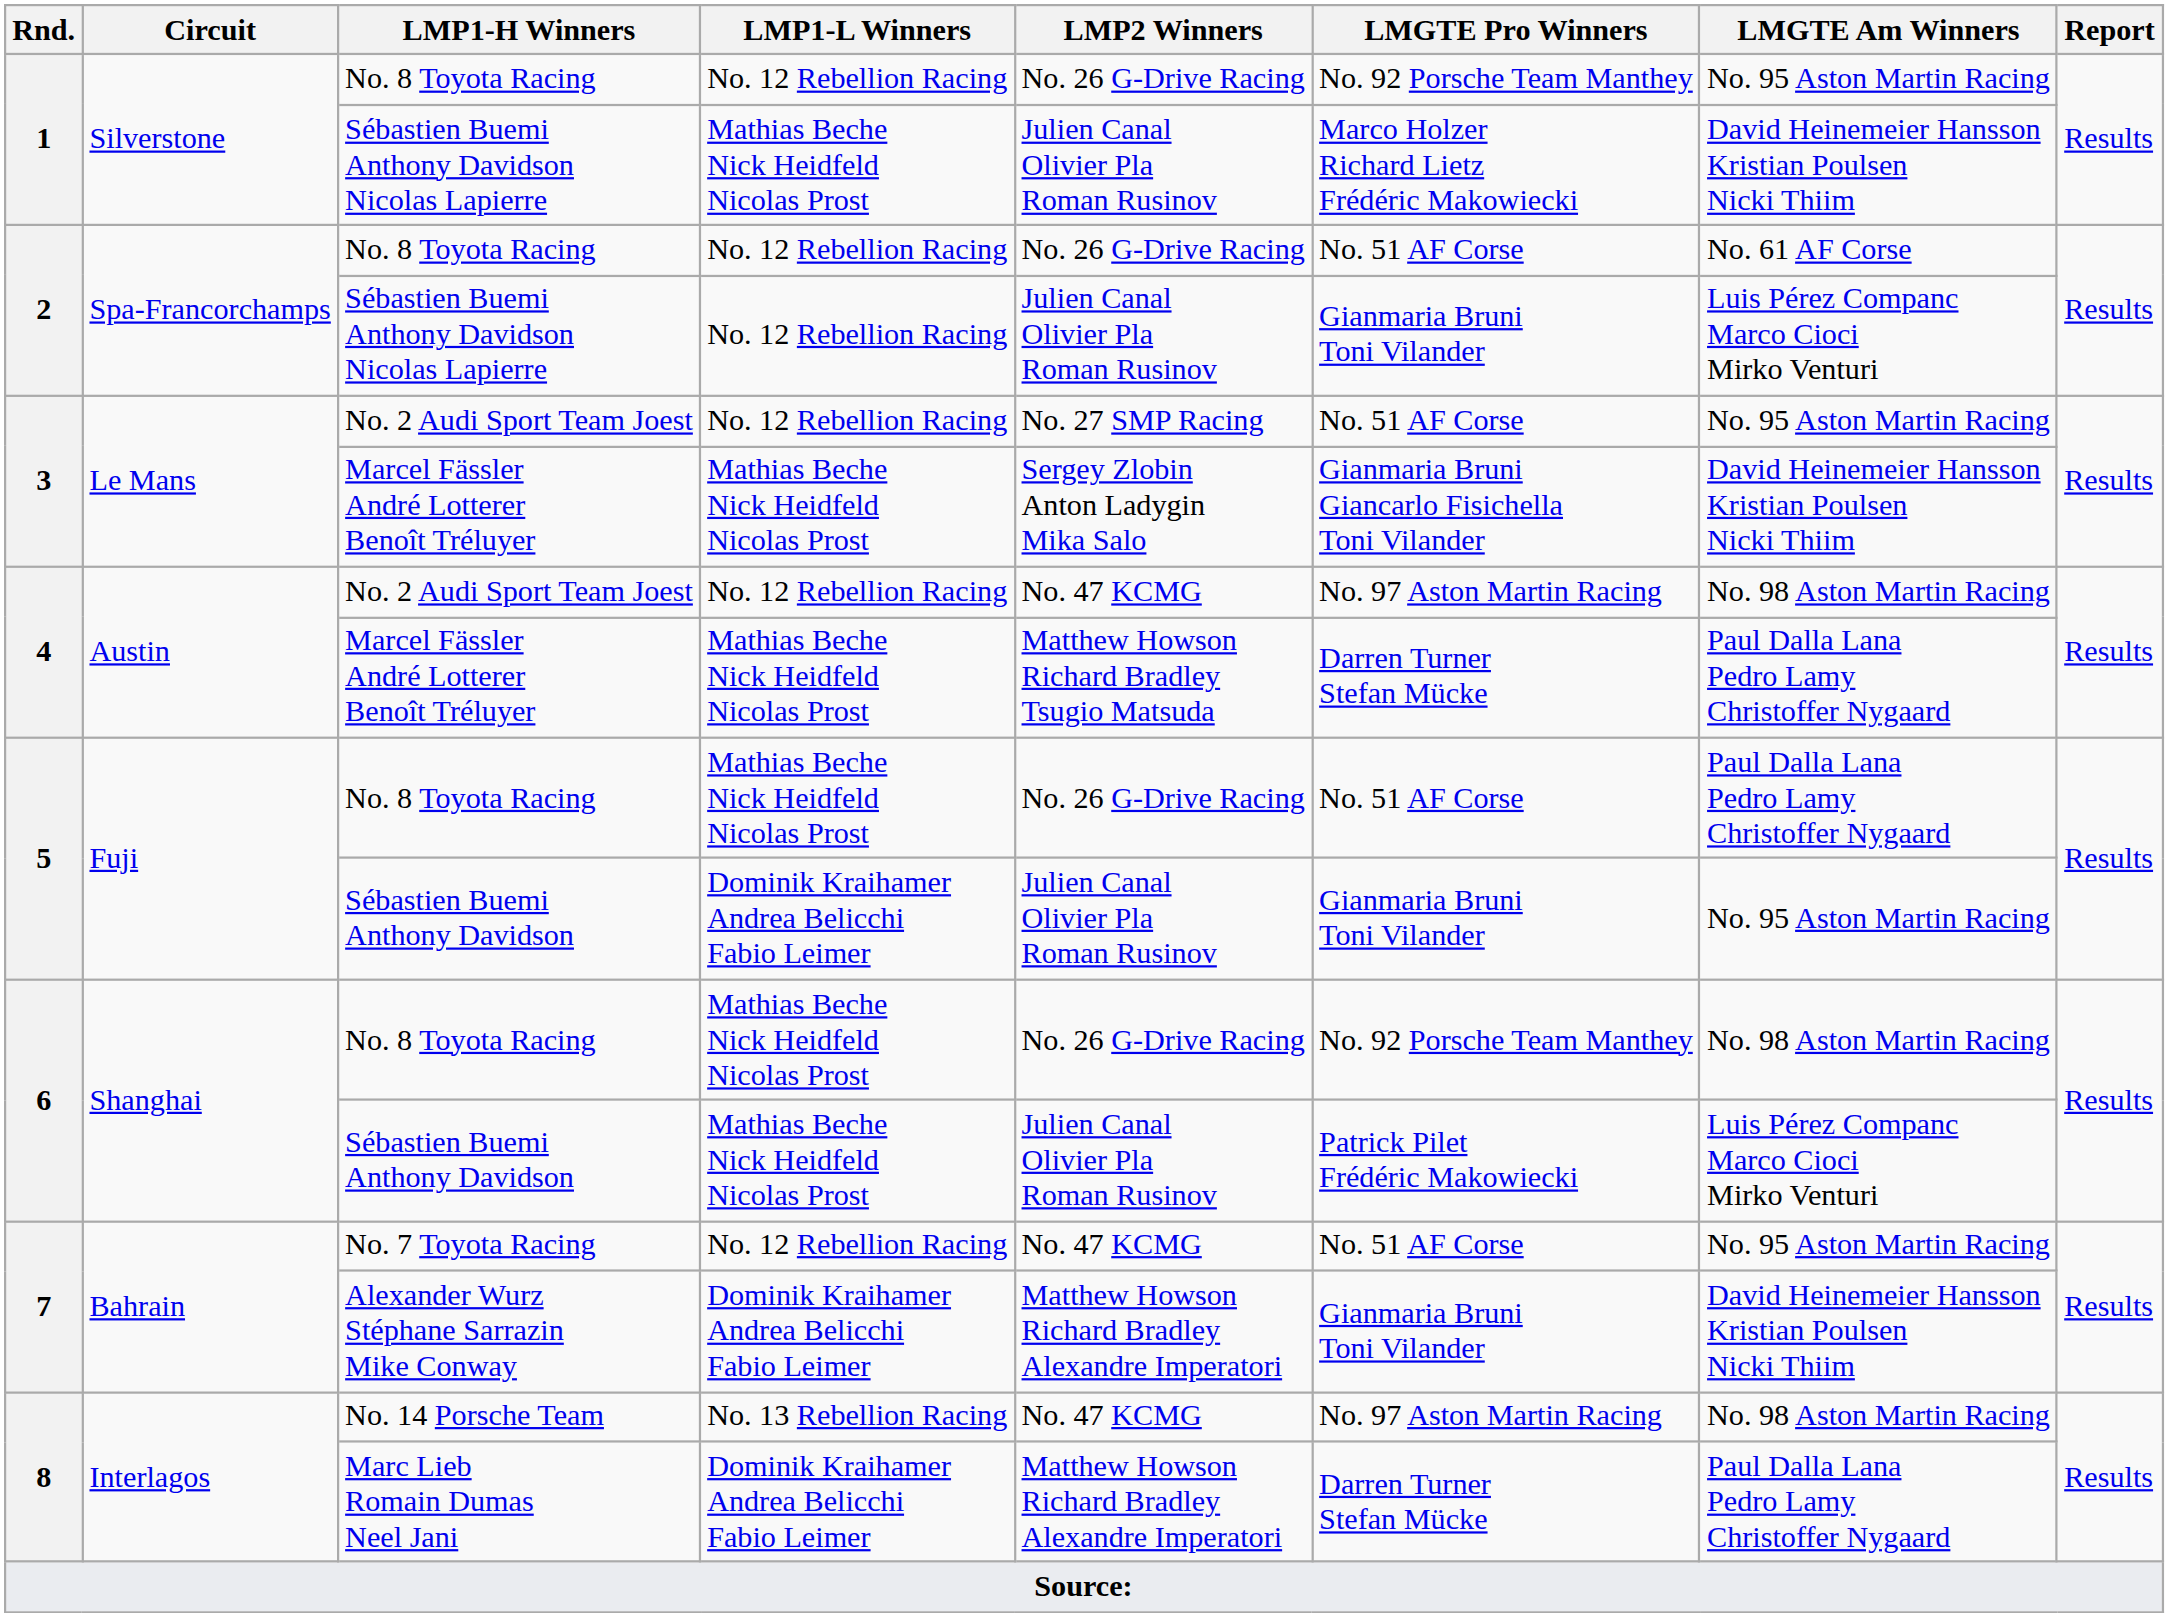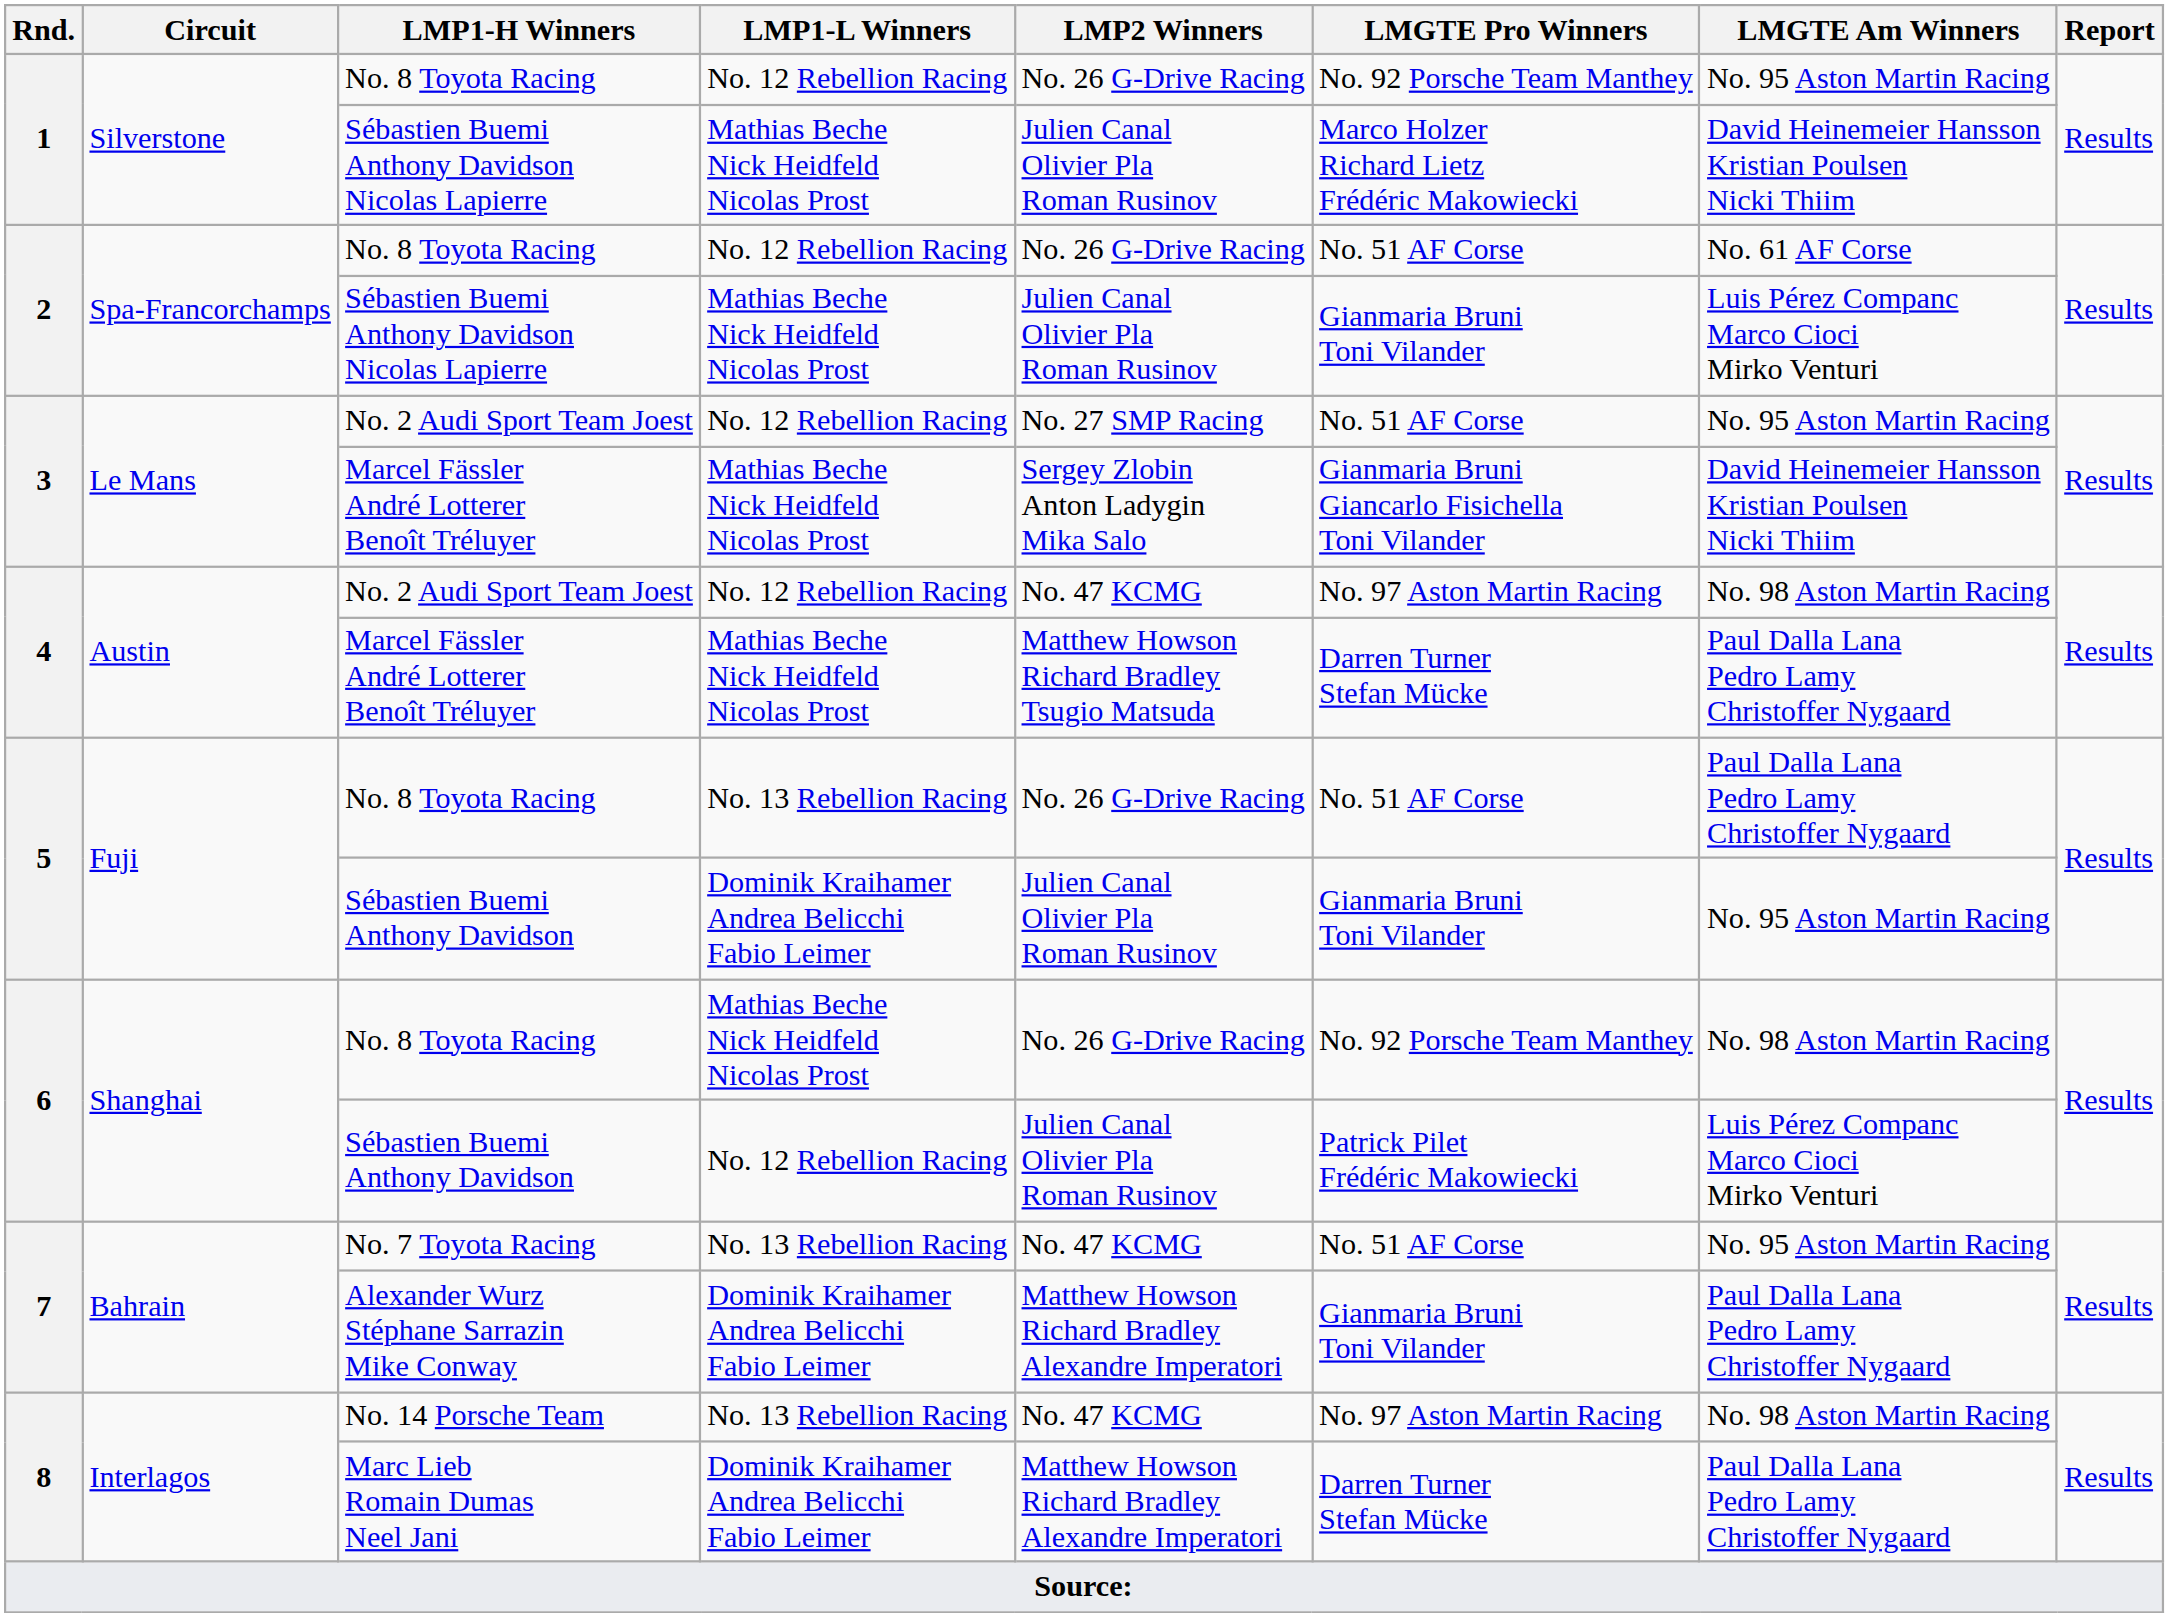(857, 334) No. 12 Rebellion Racing -> (797, 334) Mathias Beche Nick Heidfeld Nicolas Prost
(797, 796) Mathias Beche Nick Heidfeld Nicolas Prost -> (857, 796) No. 13 Rebellion Racing
(797, 1159) Mathias Beche Nick Heidfeld Nicolas Prost -> (857, 1159) No. 12 Rebellion Racing
(857, 1244) No. 12 Rebellion Racing -> (857, 1244) No. 13 Rebellion Racing
(1874, 1330) David Heinemeier Hansson Kristian Poulsen Nicki Thiim -> (1829, 1330) Paul Dalla Lana Pedro Lamy Christoffer Nygaard
